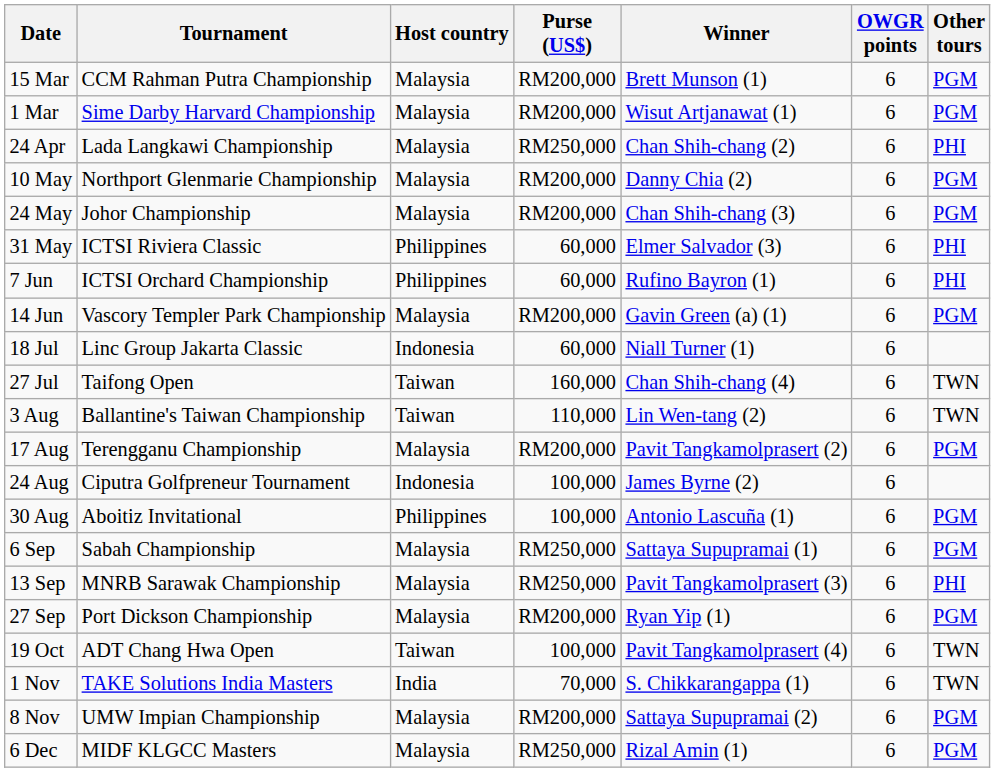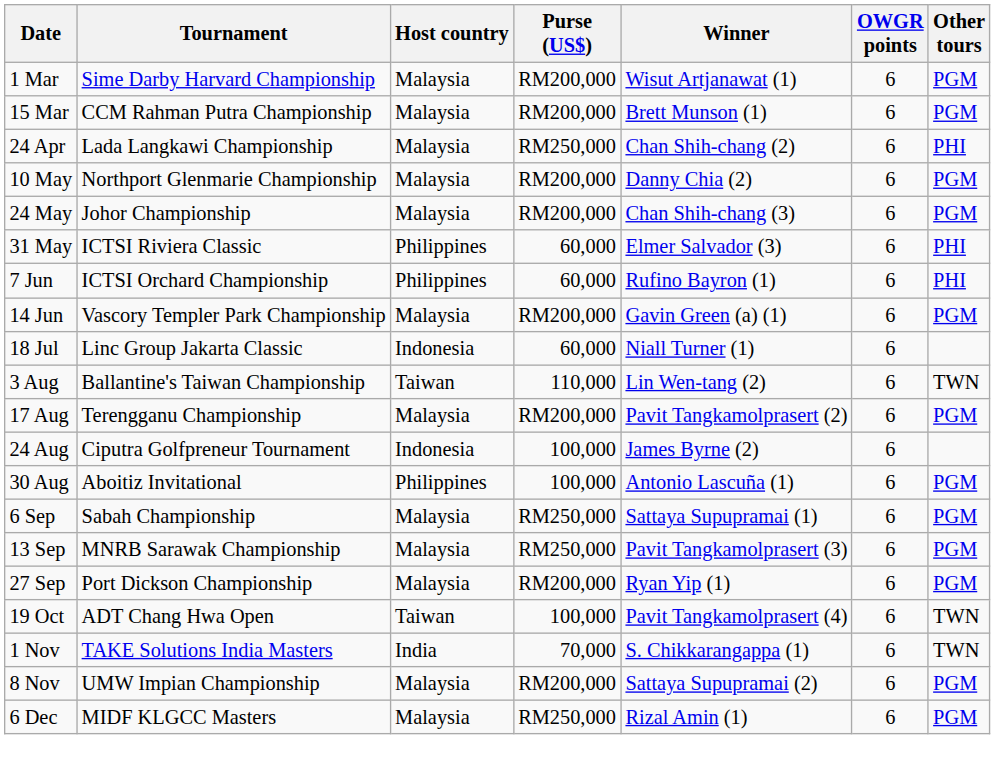rows swapped: (34, 112) <-> (39, 79)
- row: (34, 381)
(950, 582) PHI -> (955, 549) PGM
